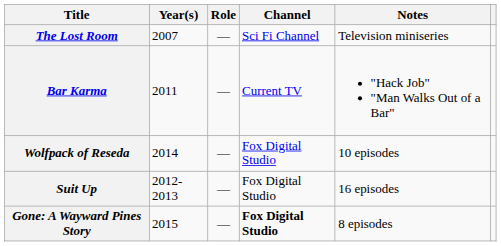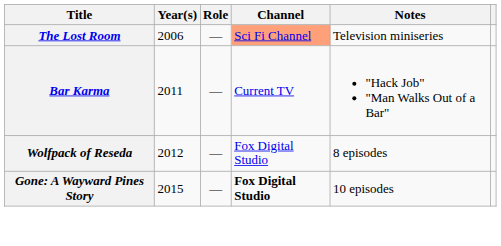(165, 35) 2007 -> (170, 35) 2006
(281, 35) no background -> (273, 35) lightsalmon background
(165, 153) 2014 -> (170, 153) 2012
(369, 153) 10 episodes -> (360, 153) 8 episodes
- row: (77, 188)
(365, 223) 8 episodes -> (363, 188) 10 episodes
